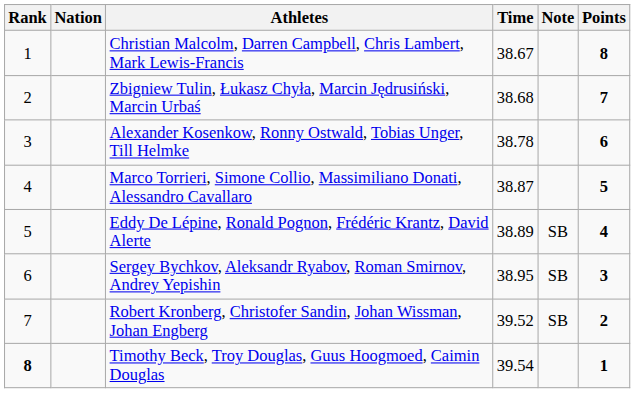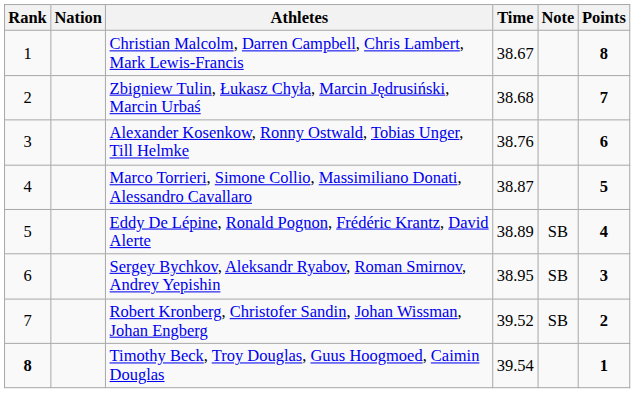(515, 142) 38.78 -> (515, 142) 38.76
